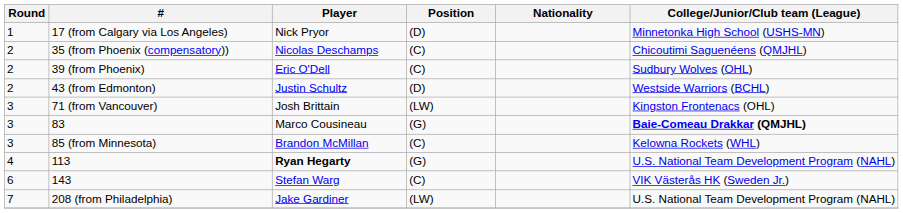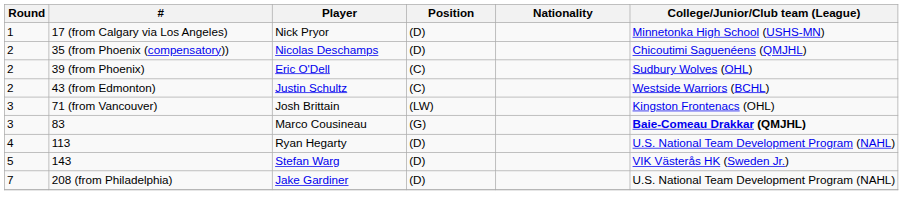(417, 50) (C) -> (417, 50) (D)
(417, 87) (D) -> (417, 87) (C)
- row: (104, 143)
(313, 161) bold -> (311, 143) normal
(418, 161) (G) -> (417, 143) (D)
(10, 180) 6 -> (10, 161) 5
(417, 180) (C) -> (417, 161) (D)
(421, 198) (LW) -> (417, 180) (D)
